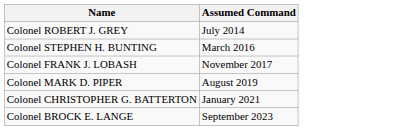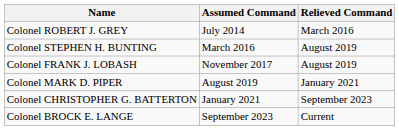+ column: (347, 13)
